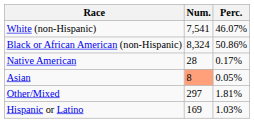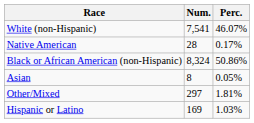rows swapped: (94, 45) <-> (42, 61)
(189, 77) lightsalmon background -> (189, 77) no background
